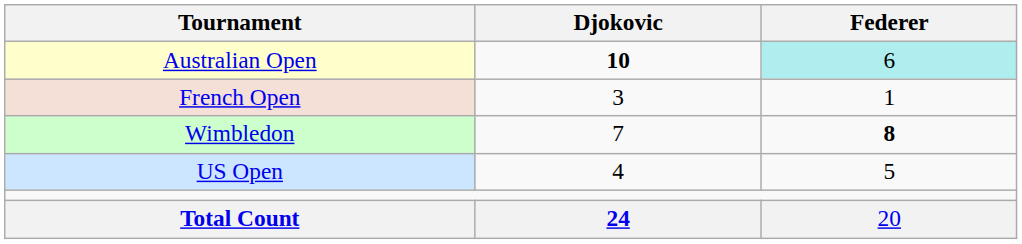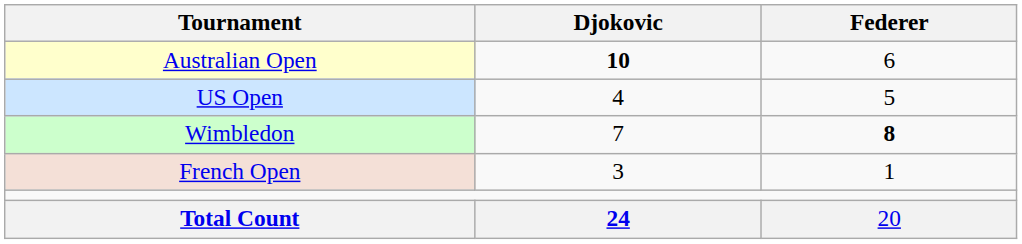(889, 60) paleturquoise background -> (889, 60) no background
rows swapped: (240, 97) <-> (240, 171)
